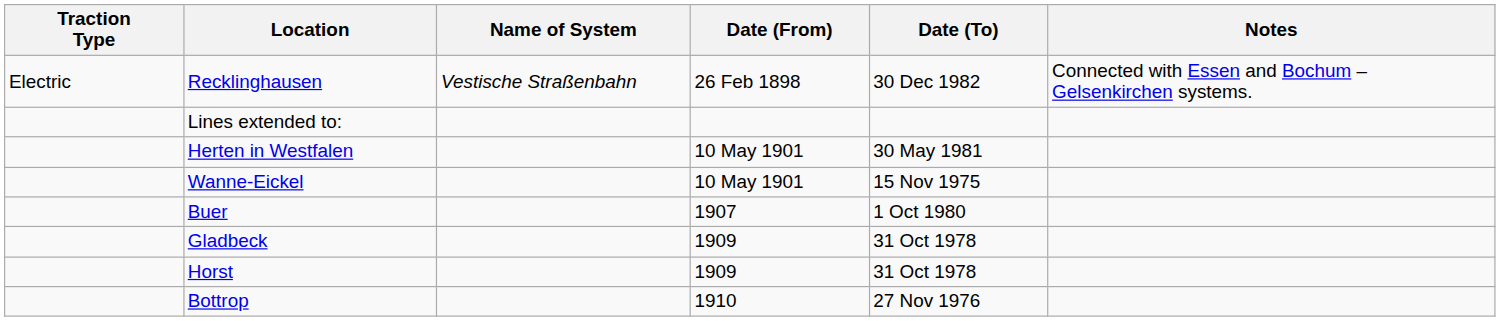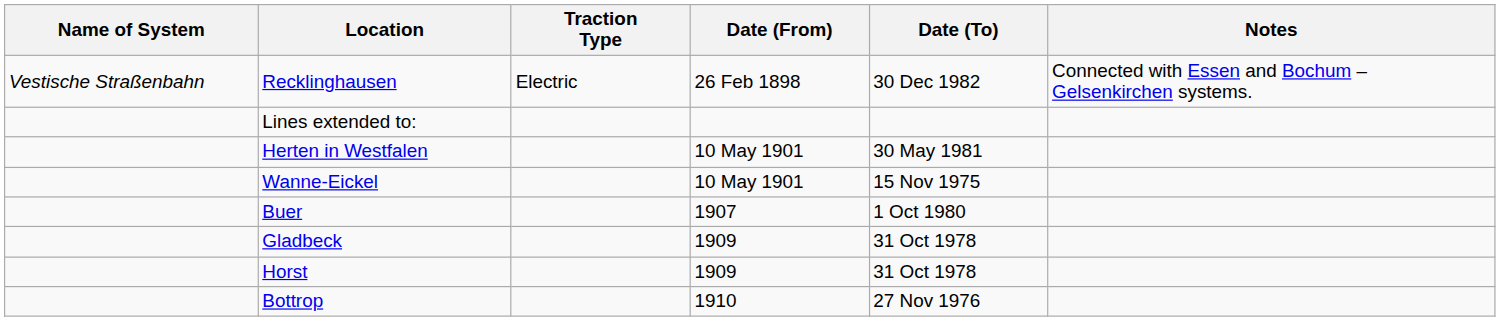columns swapped: (563, 30) <-> (94, 30)
